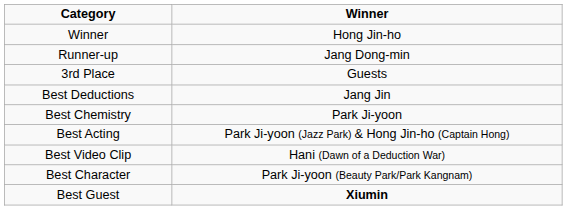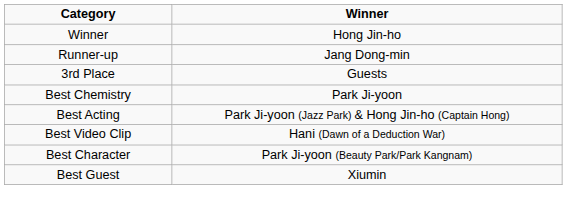- row: (88, 94)
(367, 194) bold -> (367, 174) normal
